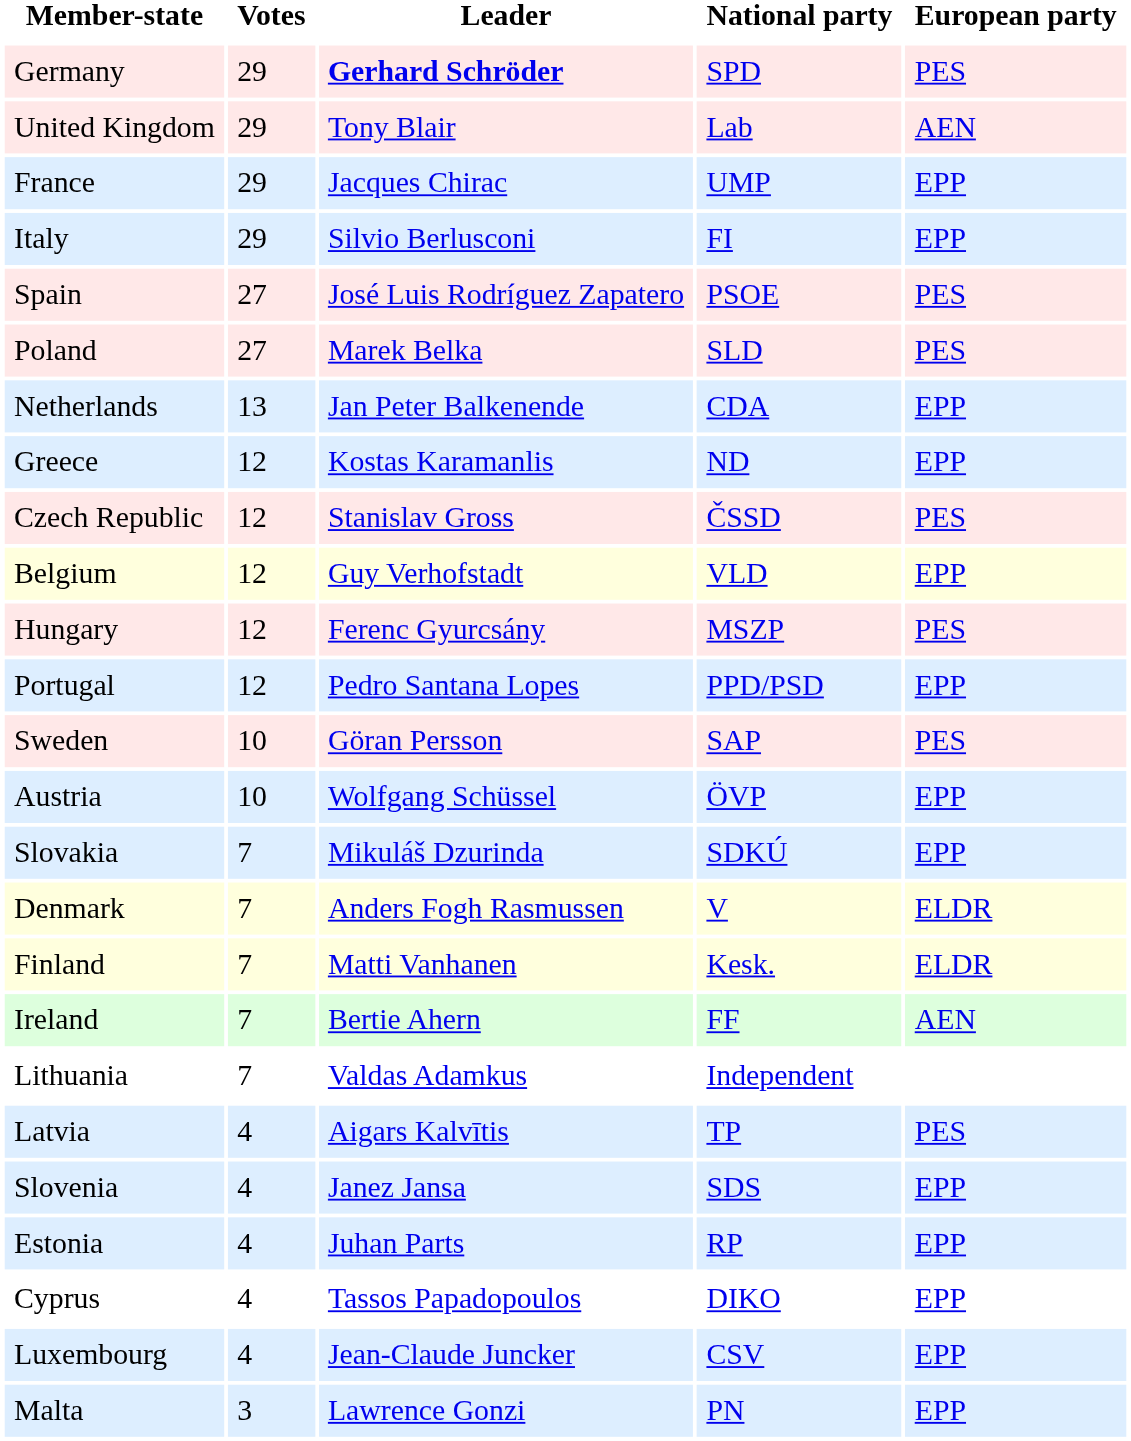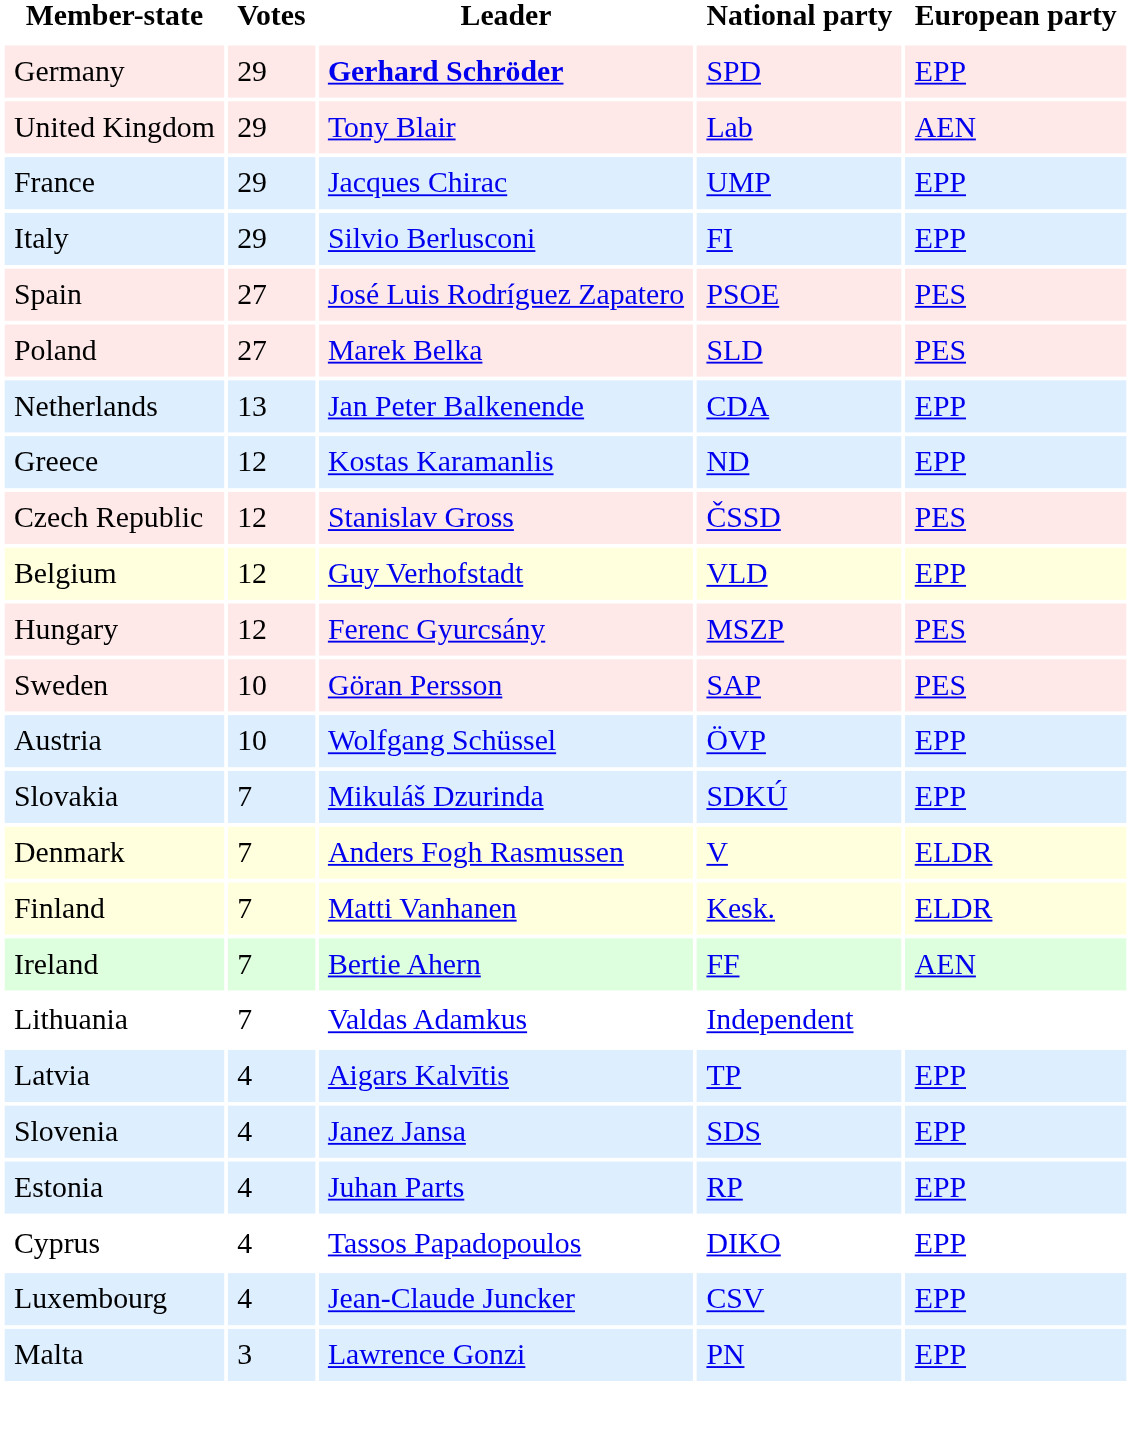(940, 71) PES -> (940, 71) EPP
- row: (64, 684)
(940, 1131) PES -> (940, 1075) EPP
